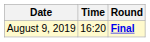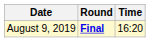columns swapped: (93, 12) <-> (127, 12)
